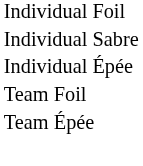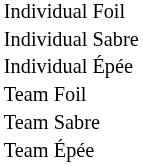+ row: (52, 122)
